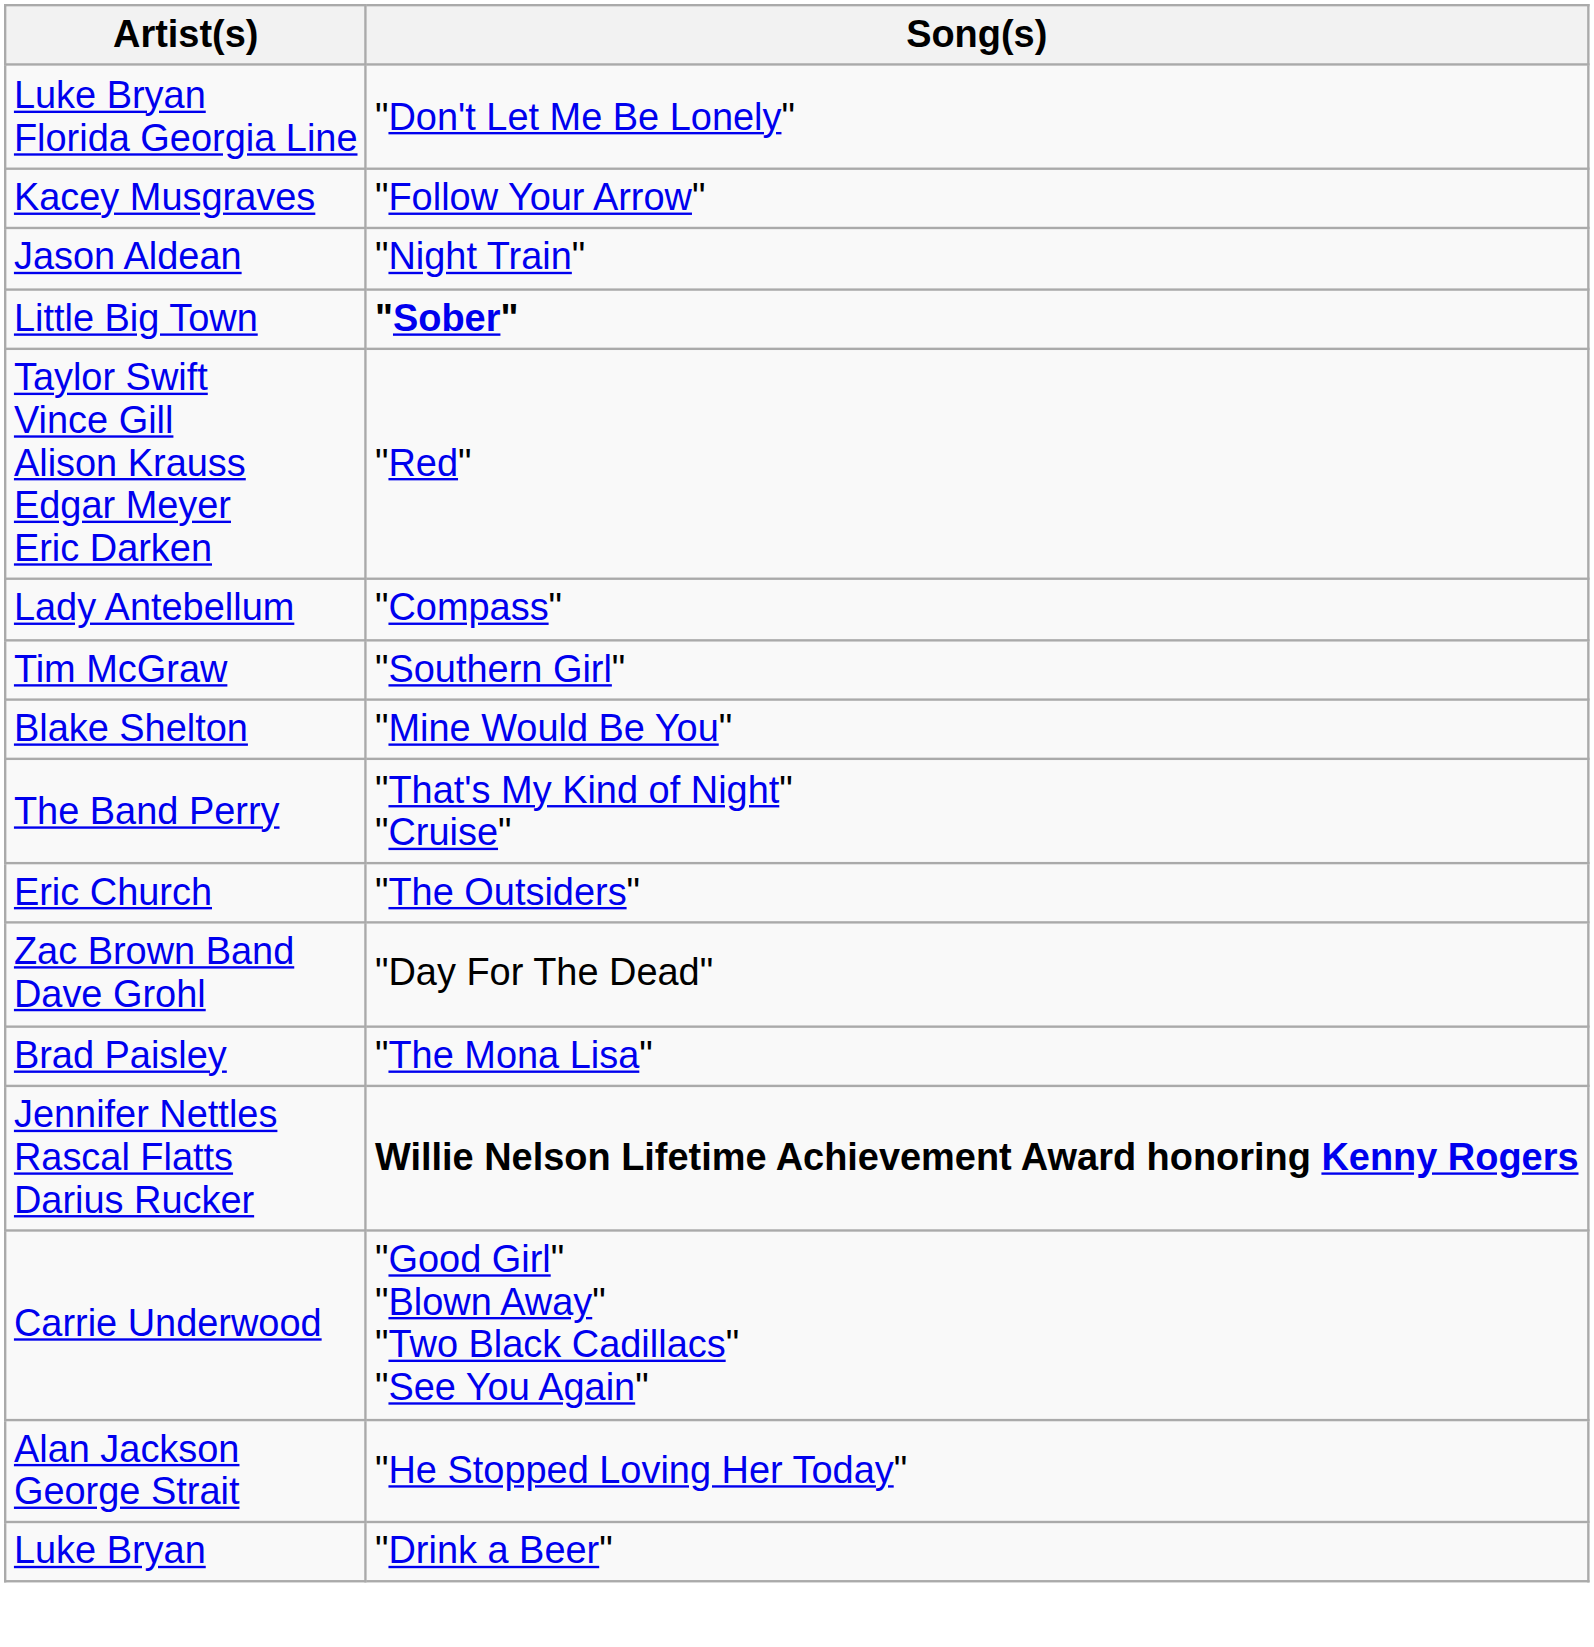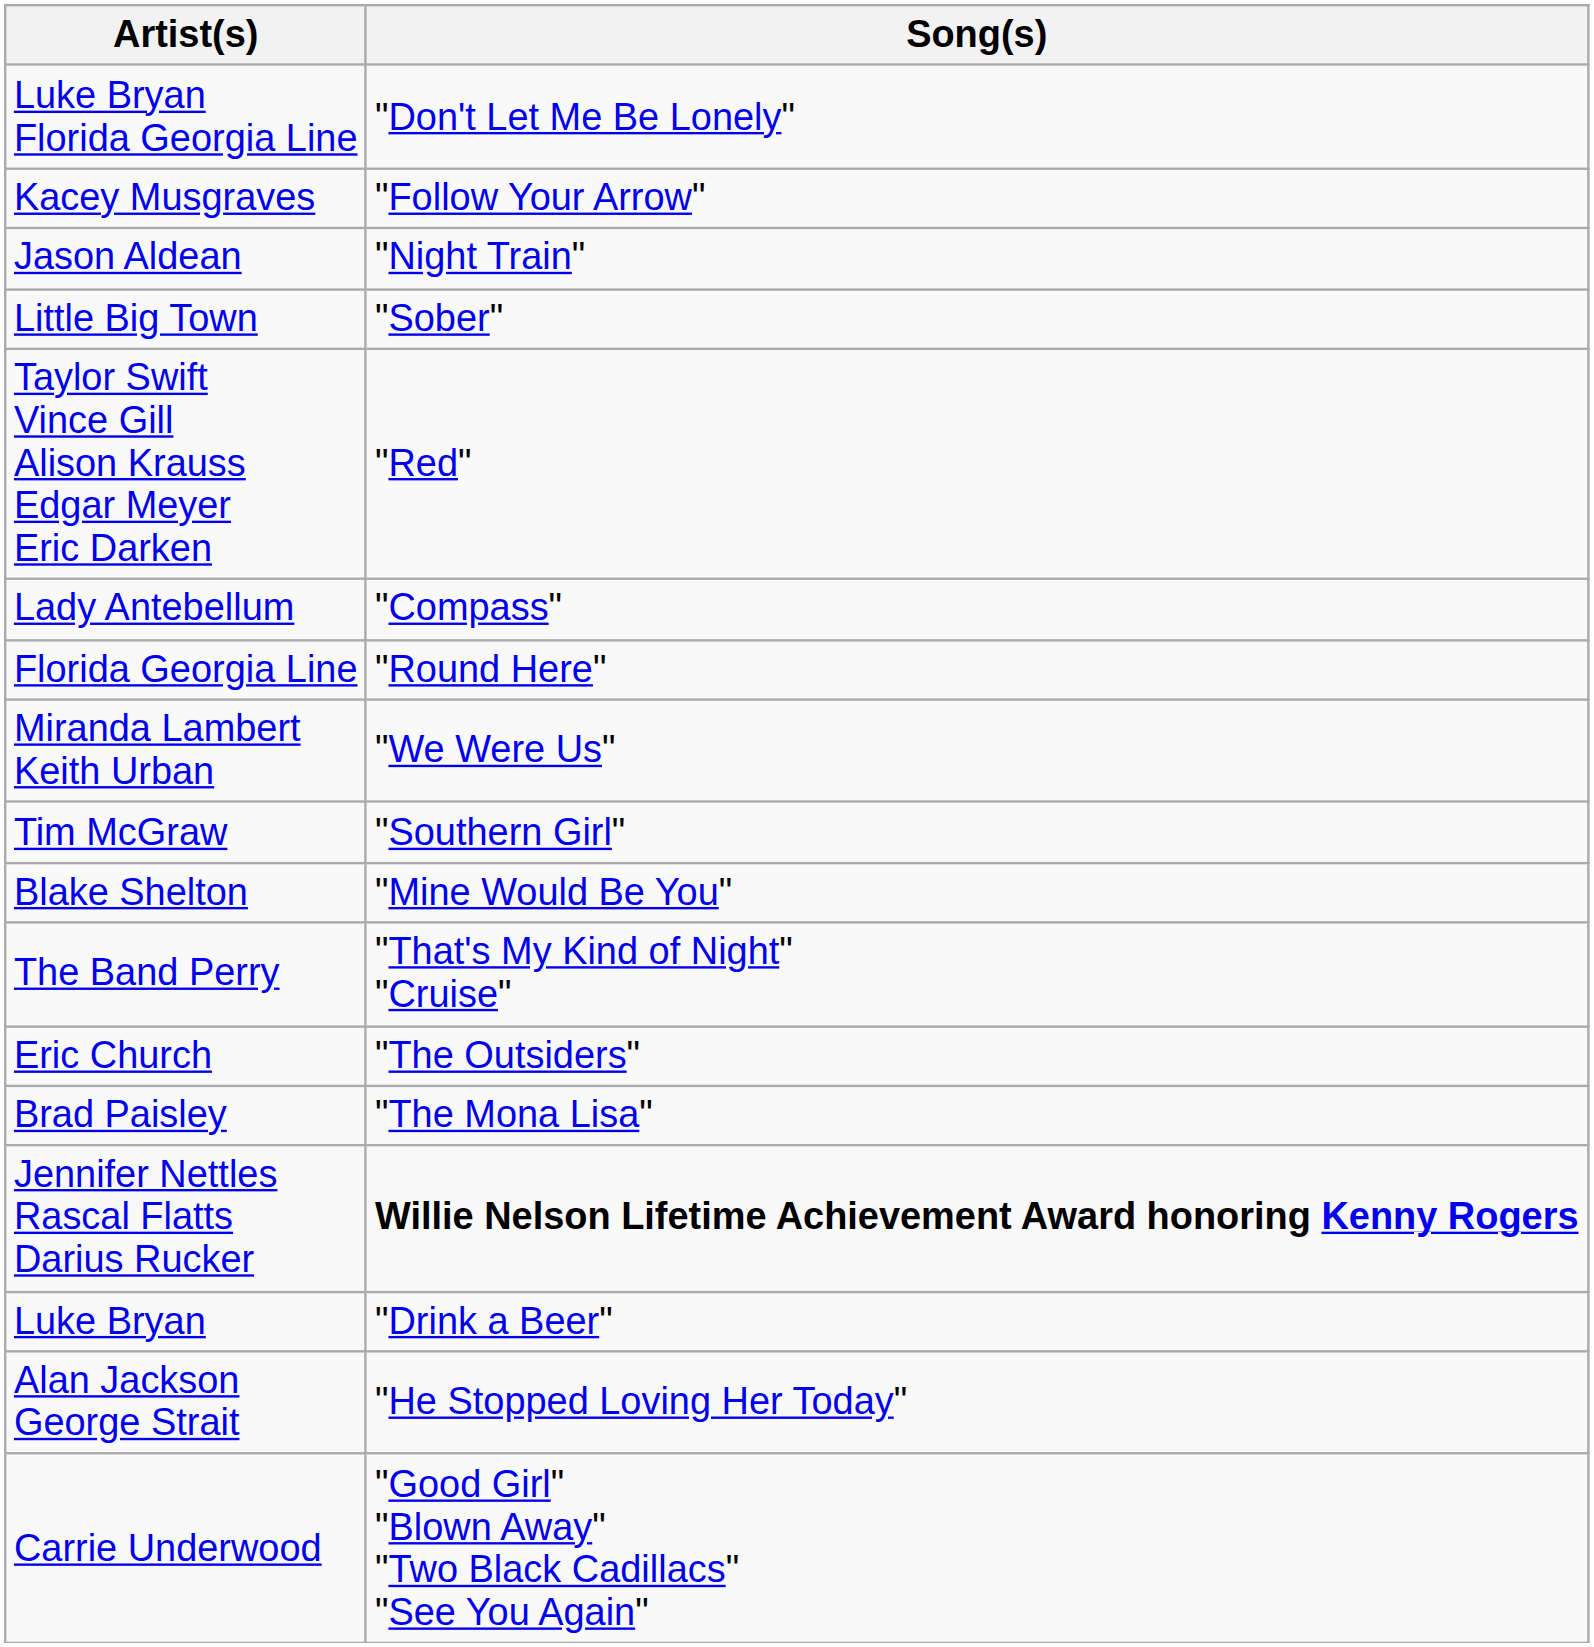(447, 317) bold -> (439, 317) normal
+ row: (186, 668)
+ row: (157, 750)
- row: (154, 973)
rows swapped: (110, 1551) <-> (168, 1324)
